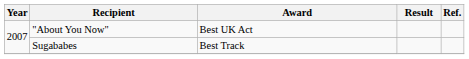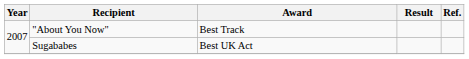(226, 29) Best UK Act -> (222, 29) Best Track
(222, 45) Best Track -> (226, 45) Best UK Act
